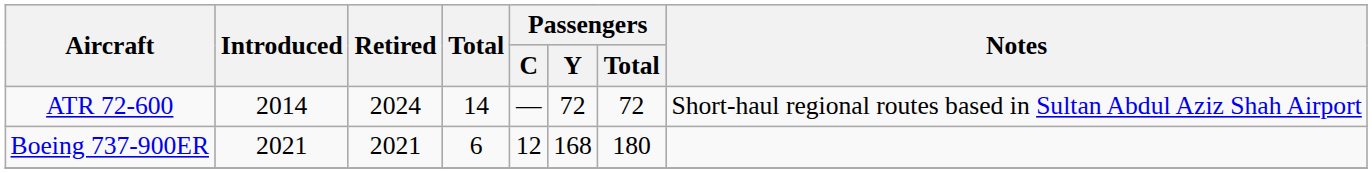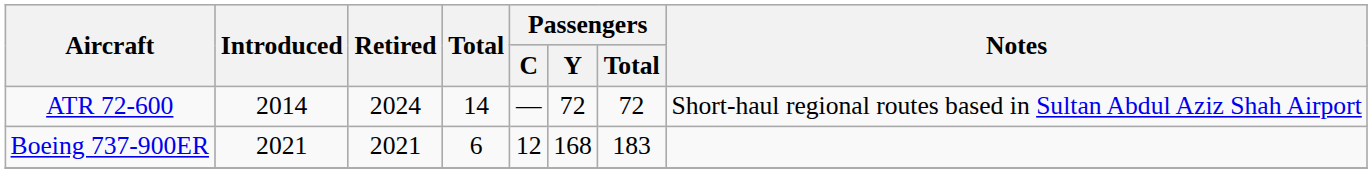(632, 146) 180 -> (632, 146) 183
